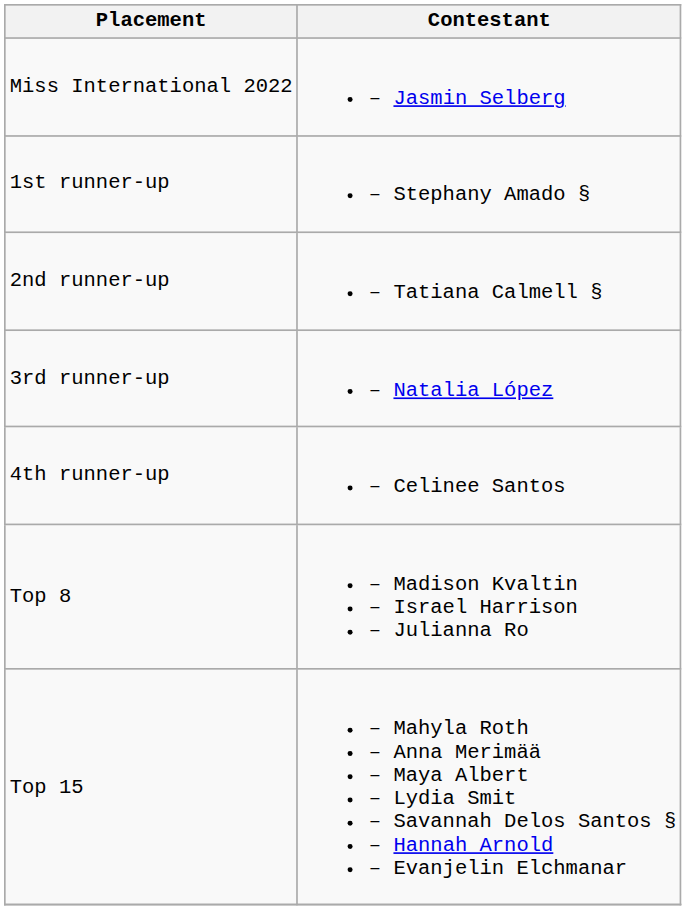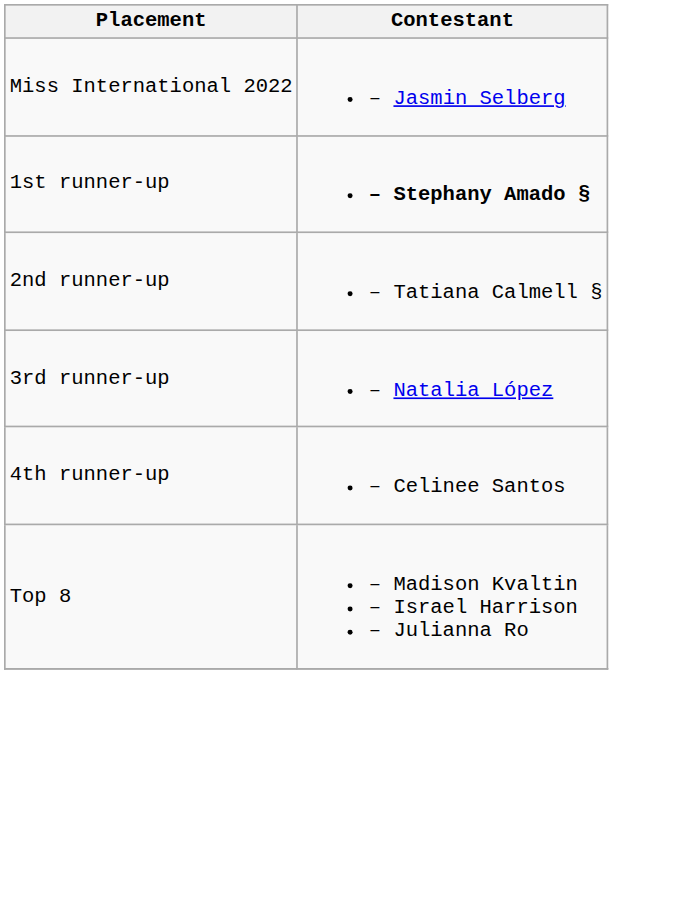(489, 196) normal -> (452, 196) bold
- row: (47, 787)
